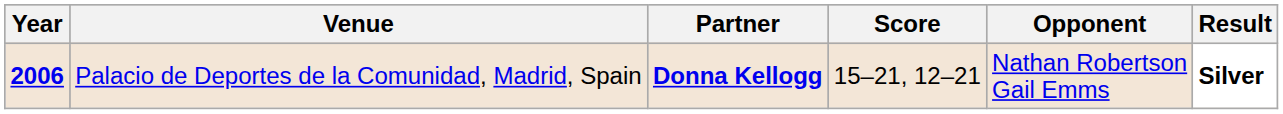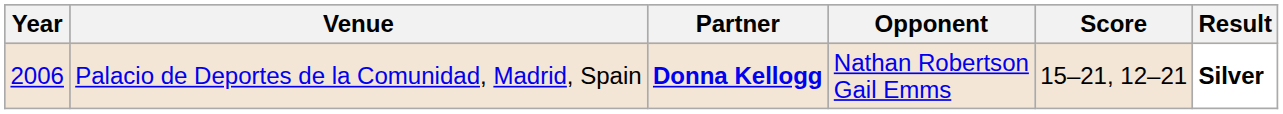columns swapped: (1090, 24) <-> (907, 24)
(37, 76) bold -> (37, 76) normal
